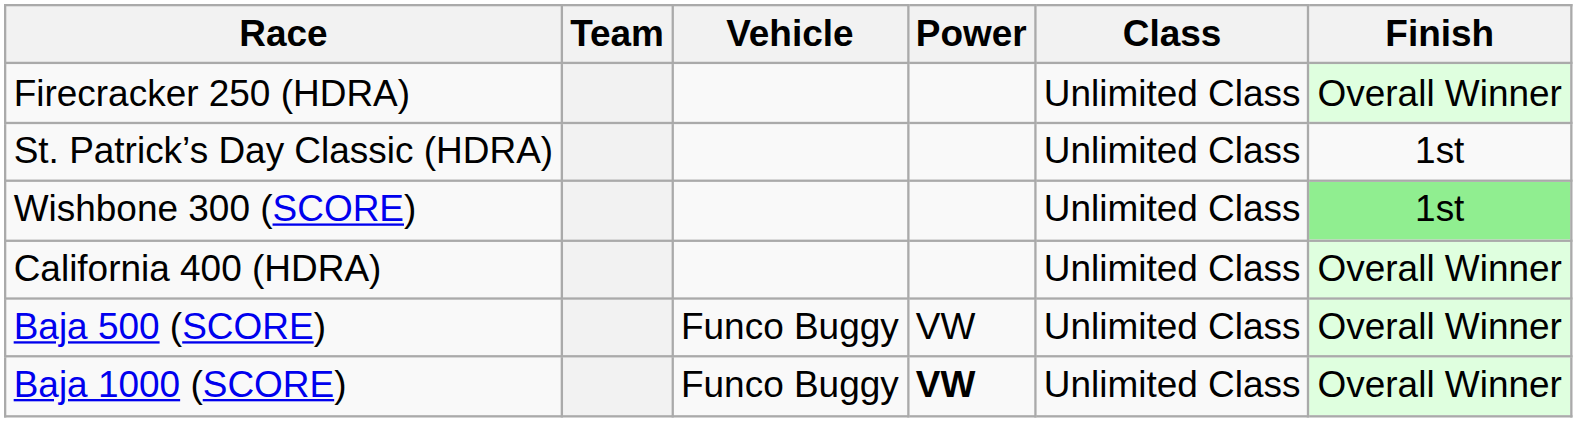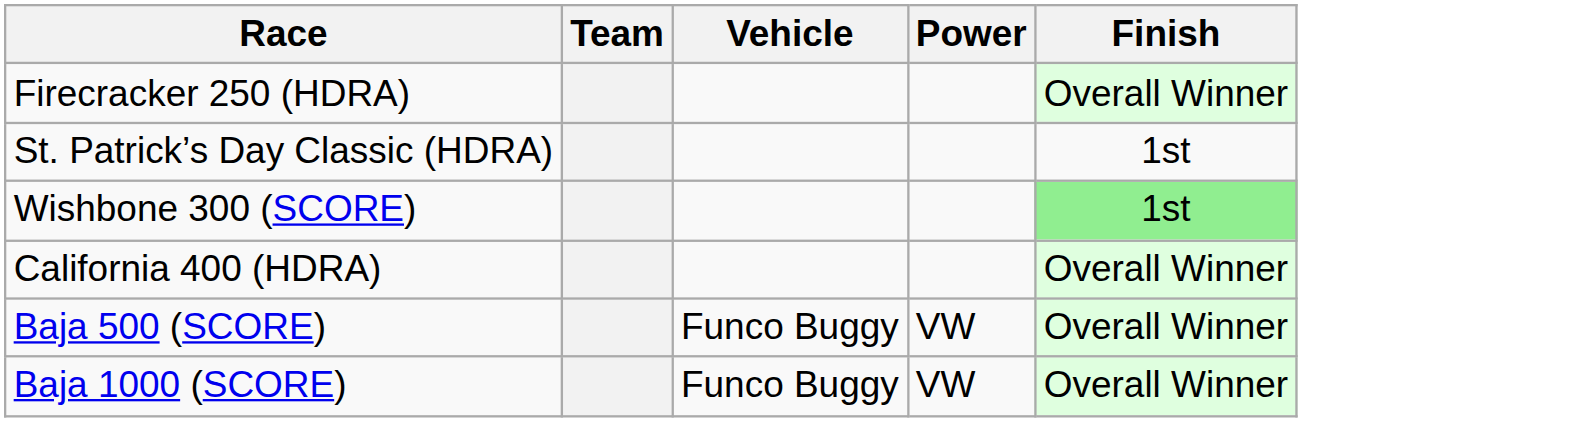- column: (1172, 33)
(946, 385) bold -> (946, 385) normal
